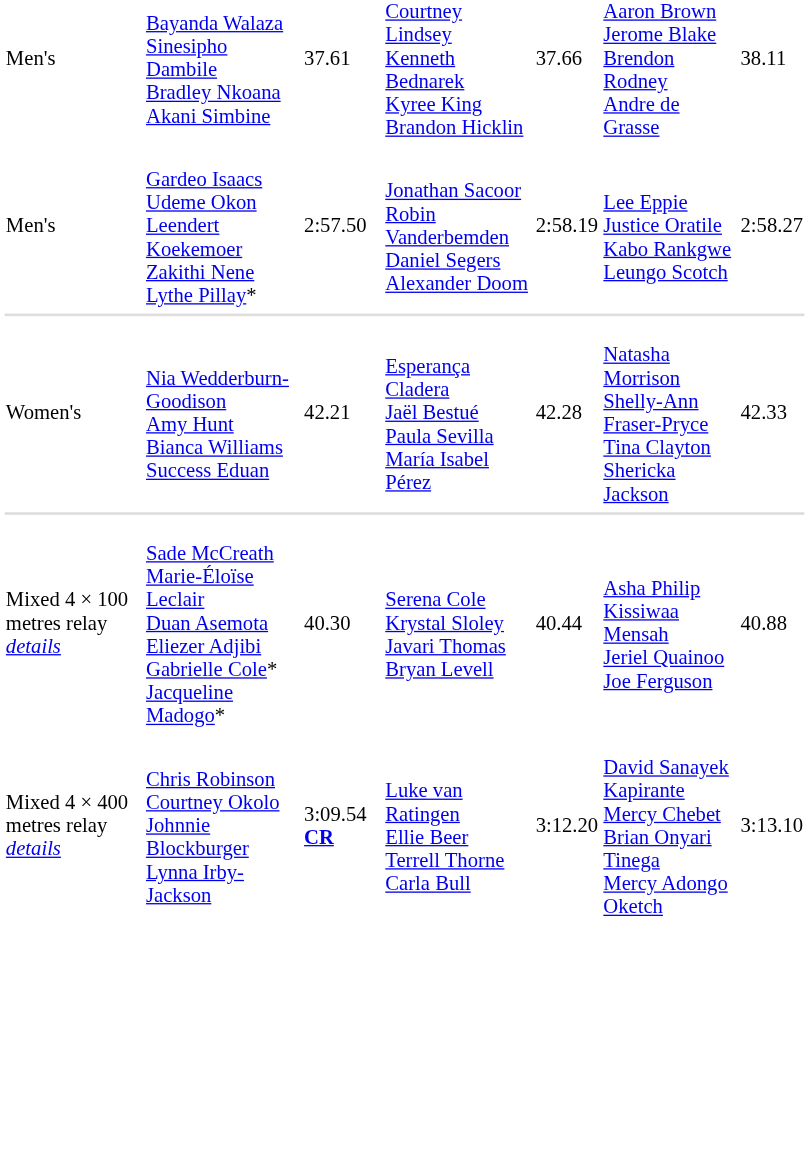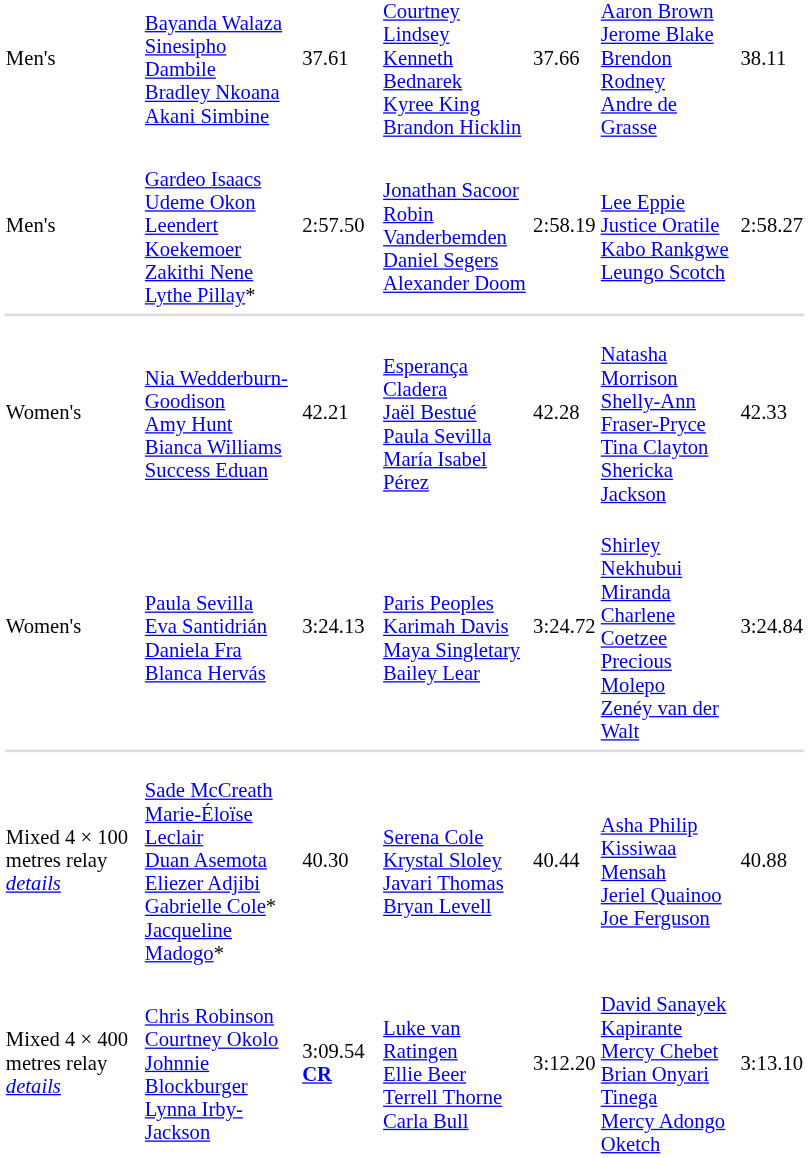+ row: (206, 638)
